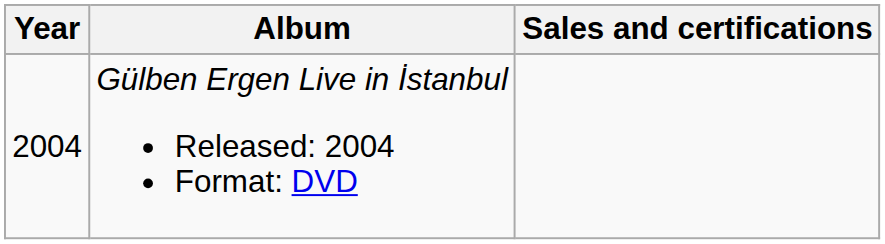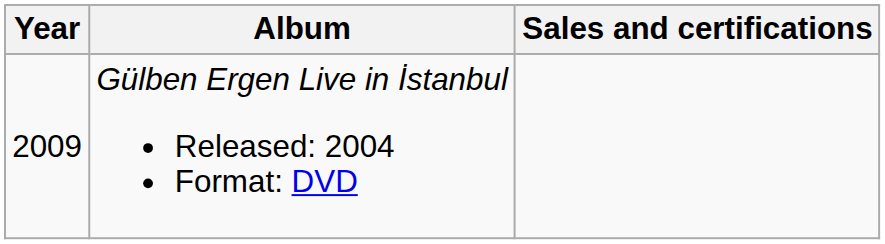(47, 145) 2004 -> (47, 145) 2009
